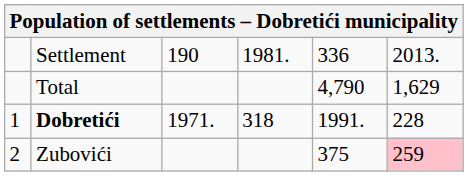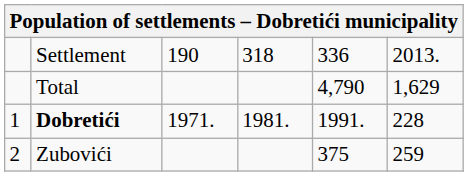(266, 54) 1981. -> (258, 54) 318
(258, 120) 318 -> (266, 120) 1981.
(408, 154) pink background -> (408, 154) no background
